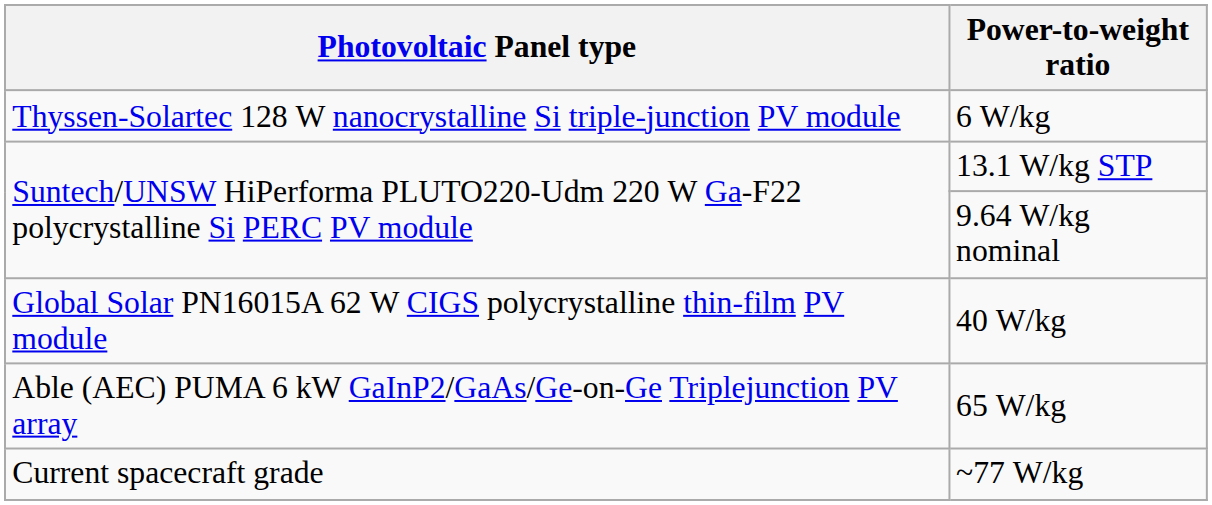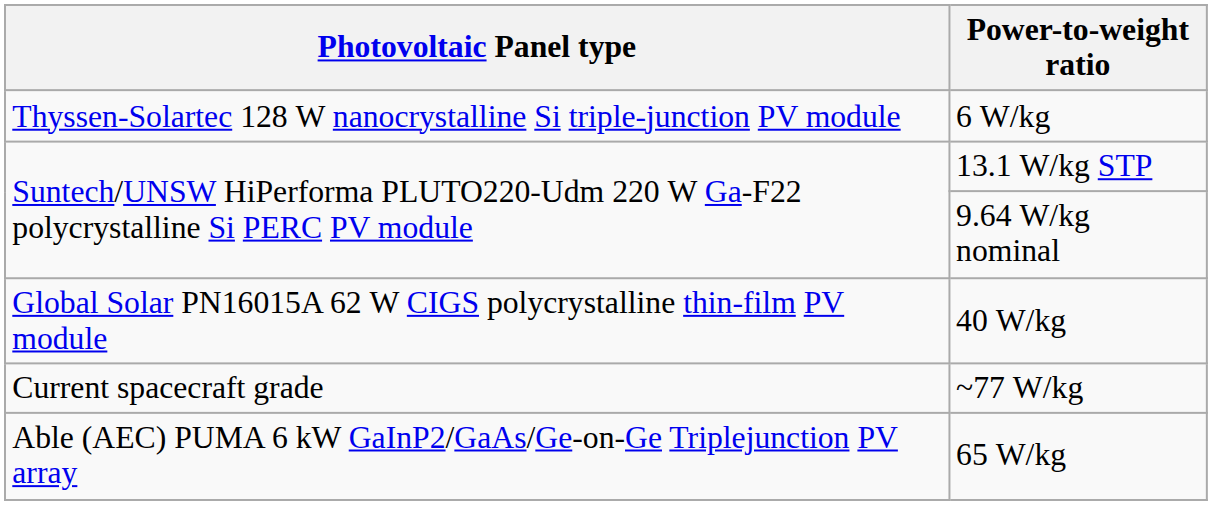rows swapped: (1011, 405) <-> (1020, 473)
